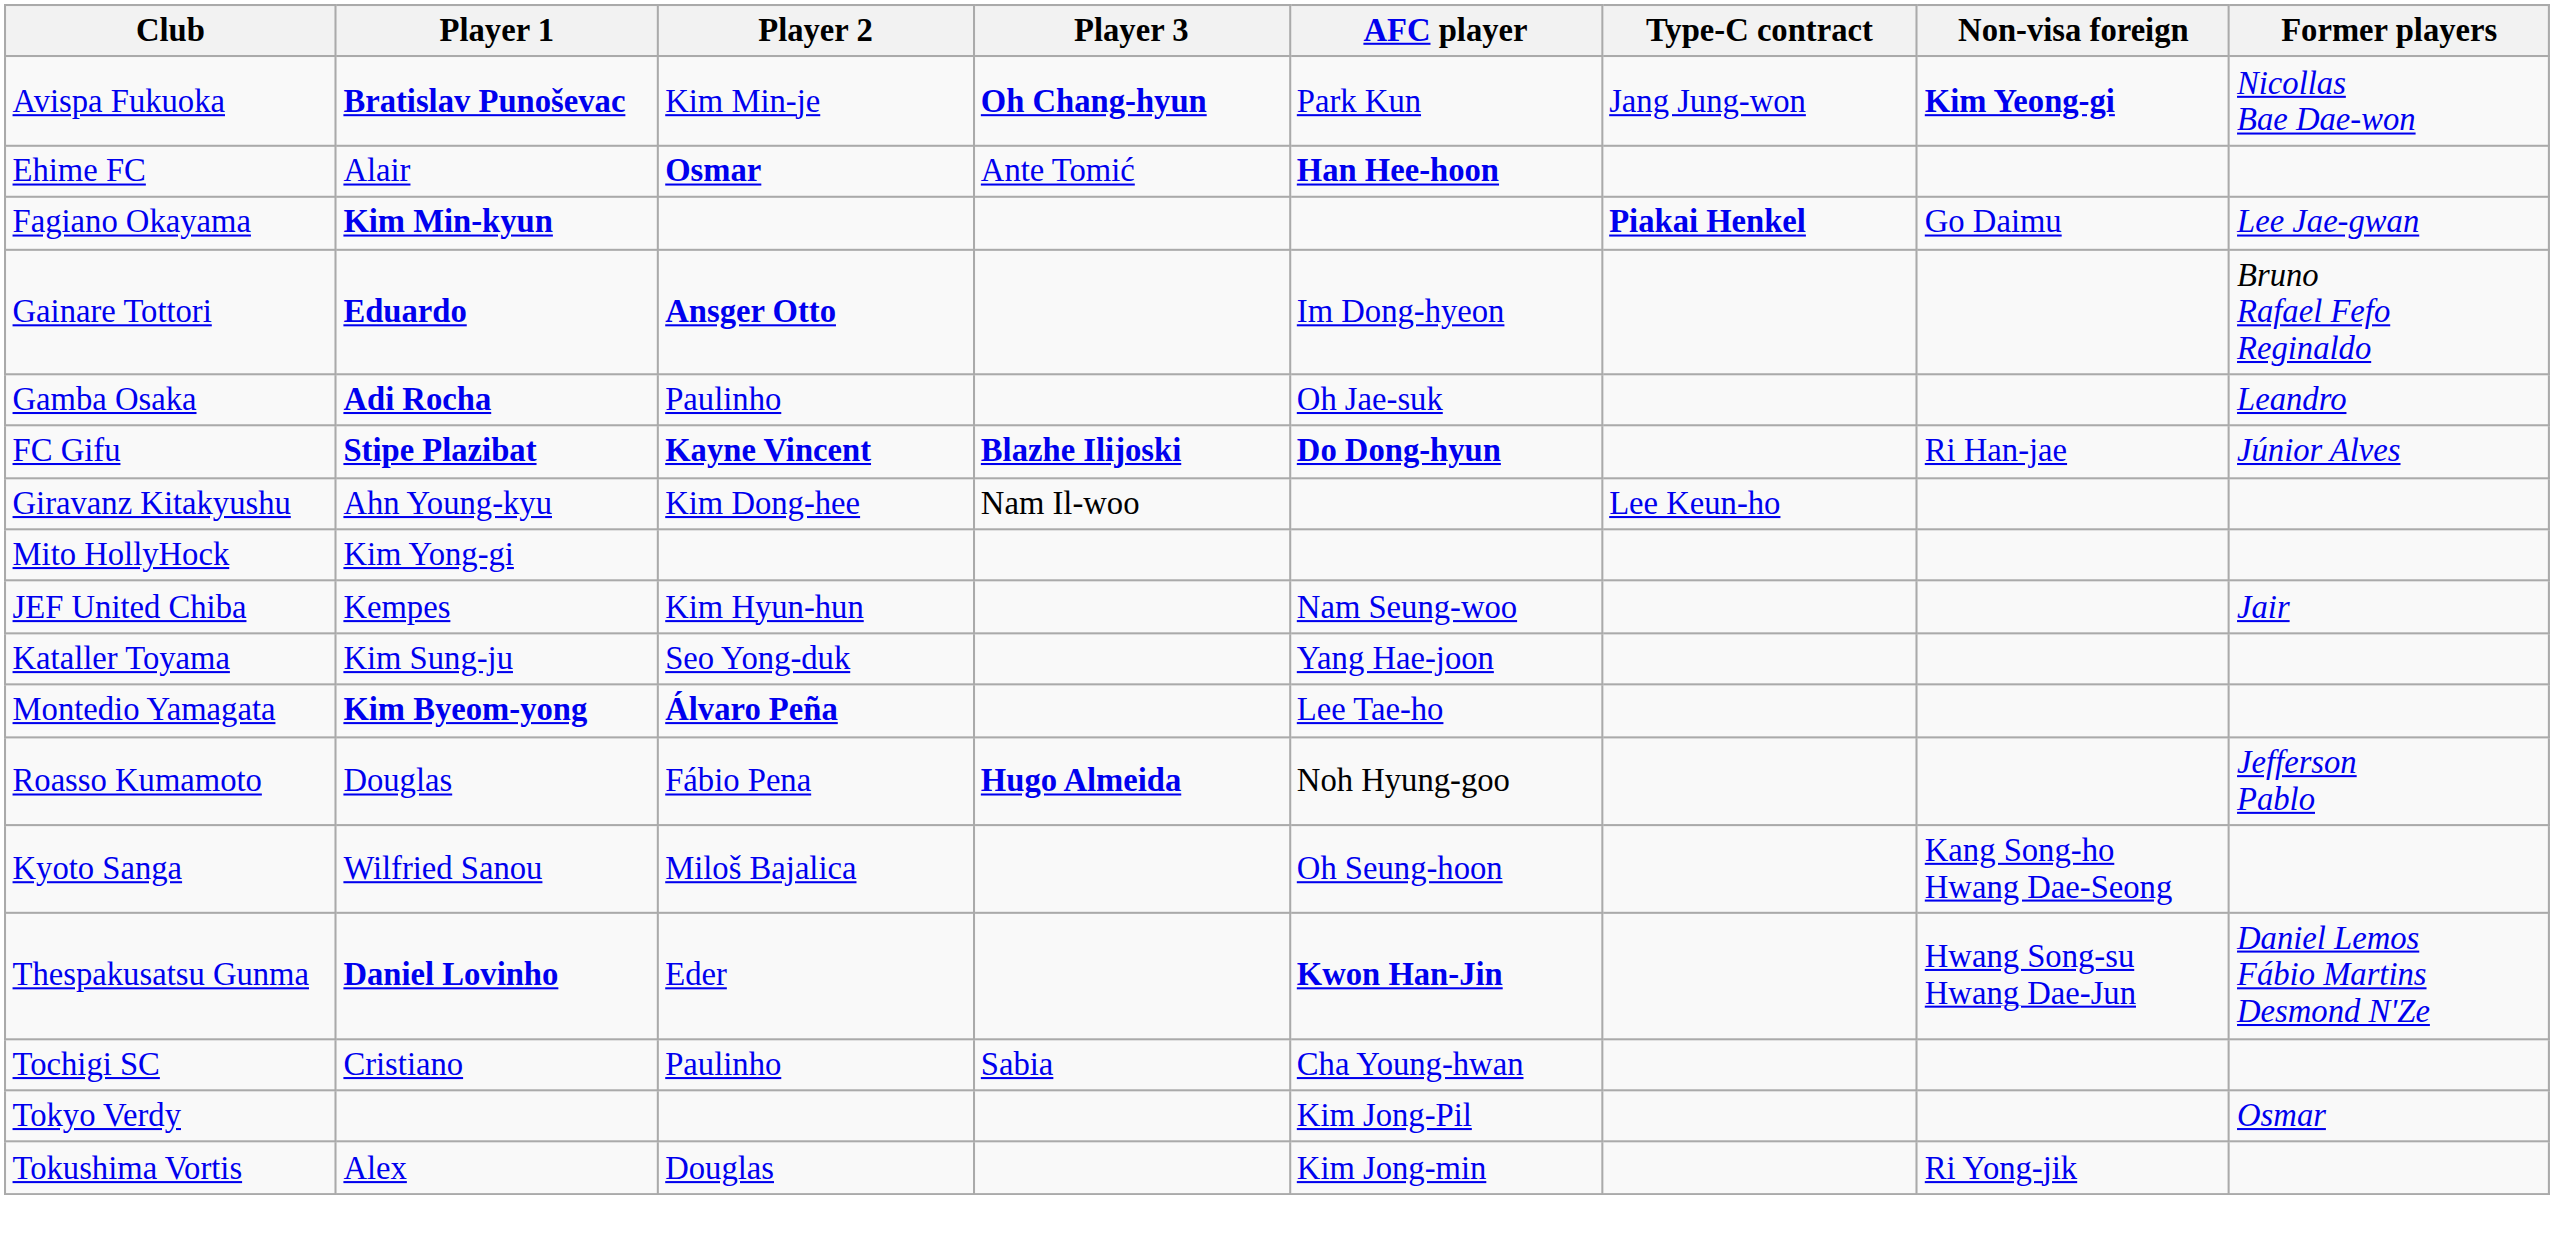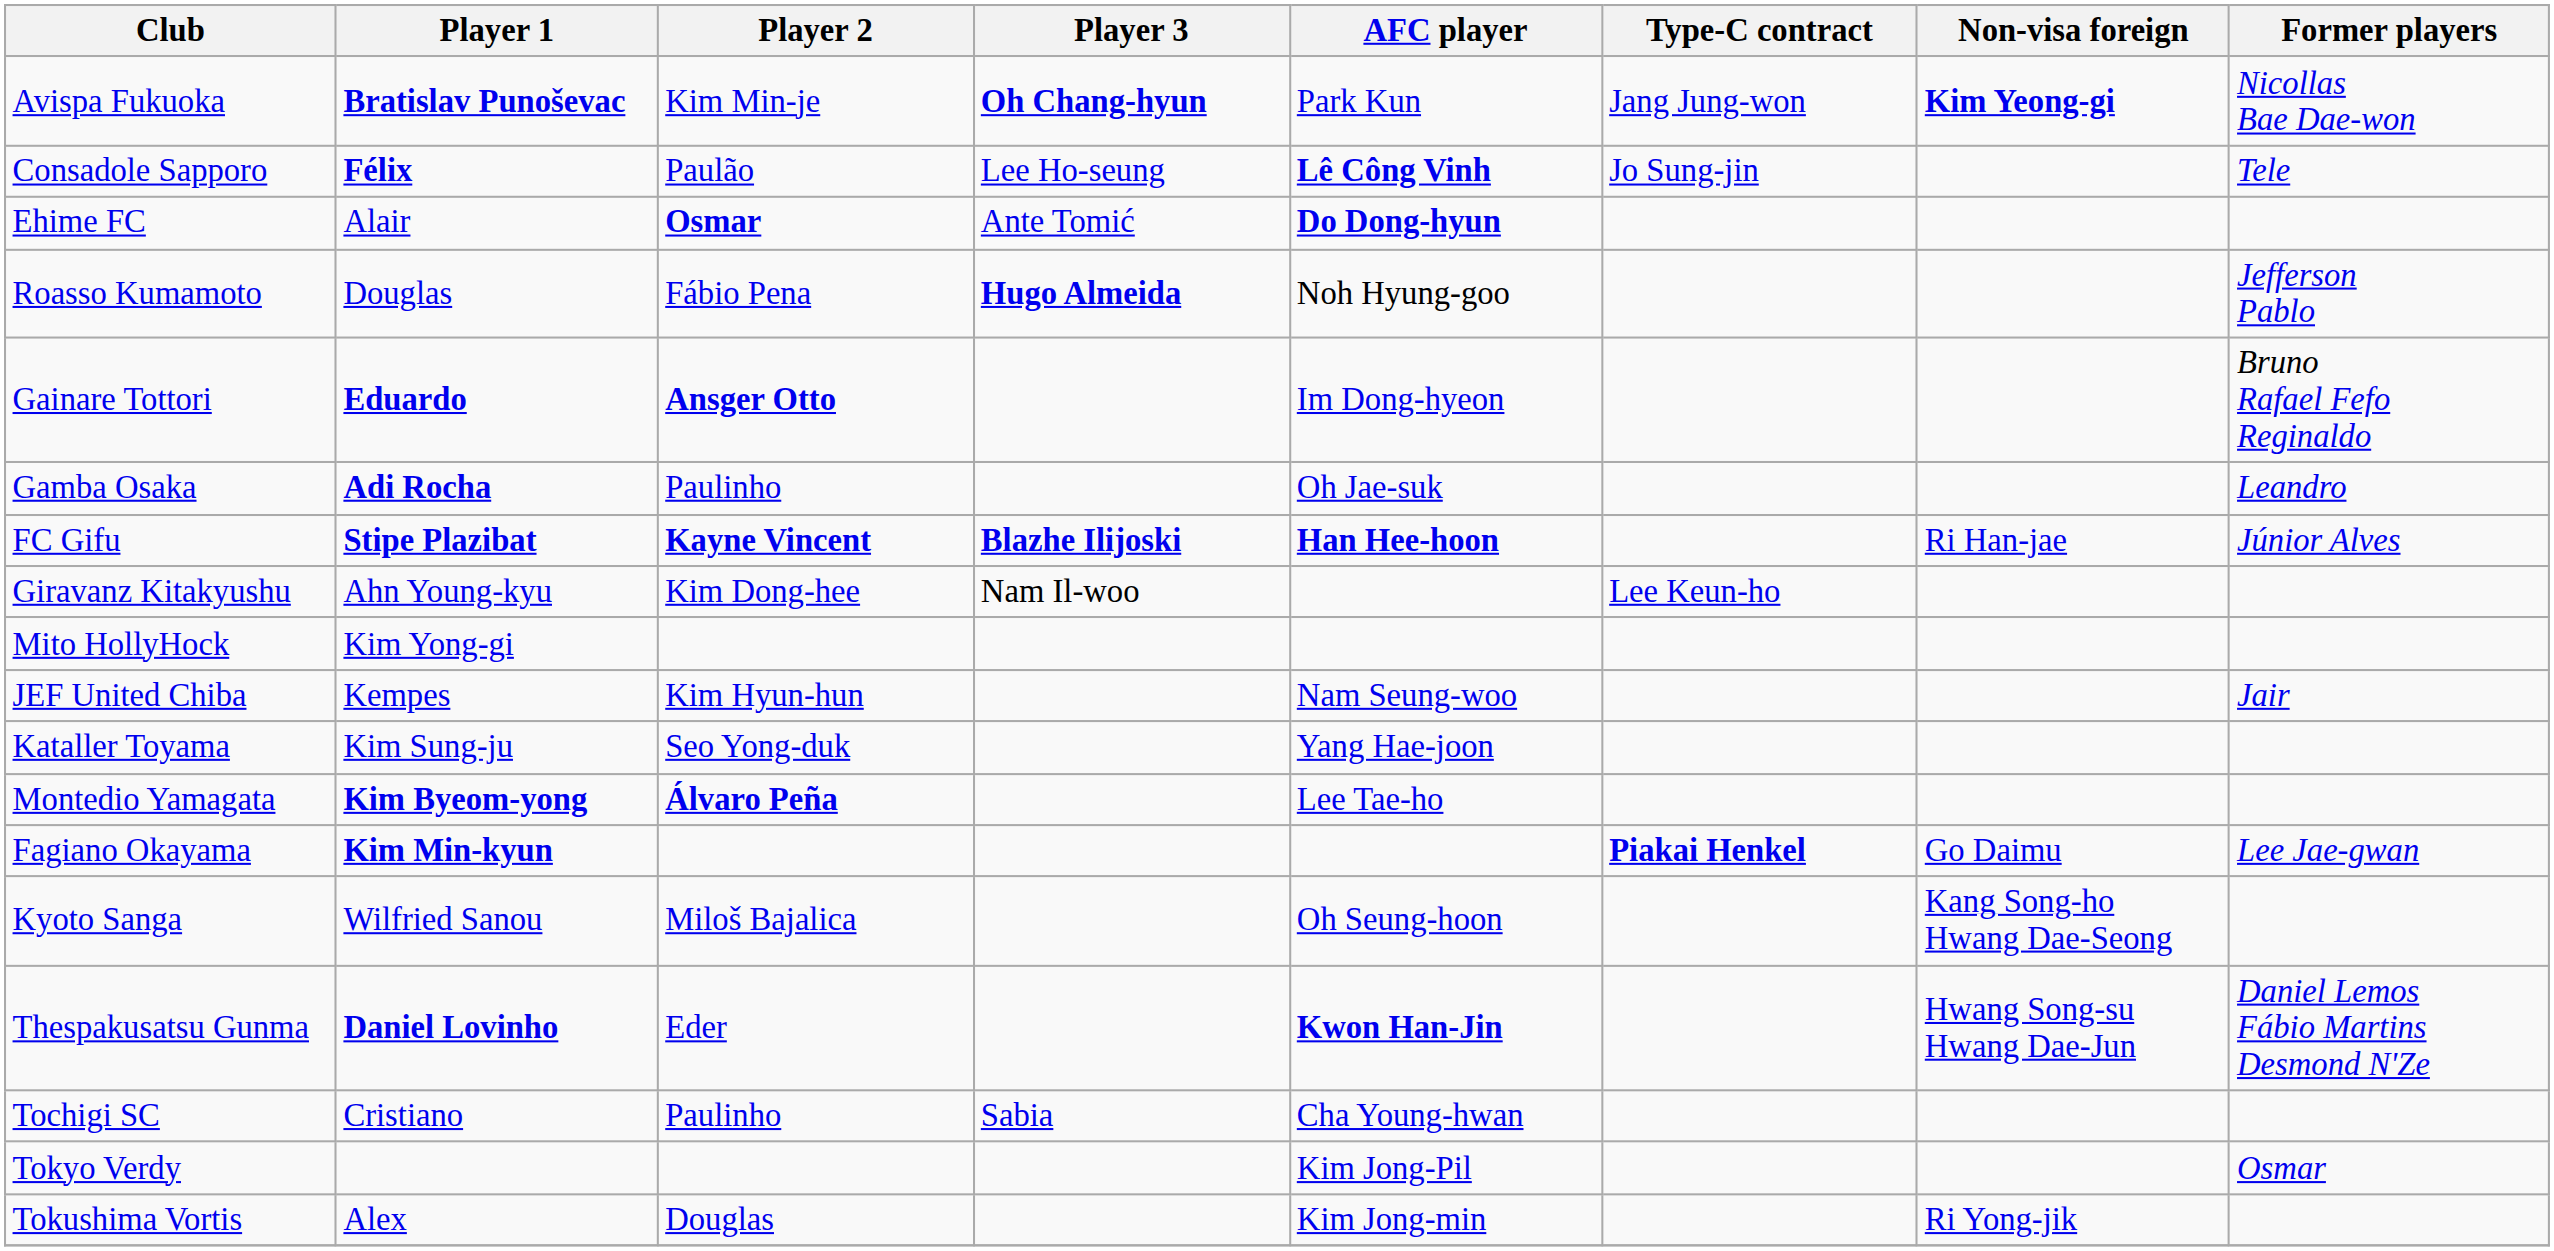+ row: (140, 170)
(1398, 170) Han Hee-hoon -> (1399, 222) Do Dong-hyun
rows swapped: (132, 222) <-> (137, 780)
(1399, 451) Do Dong-hyun -> (1398, 539) Han Hee-hoon
